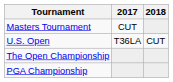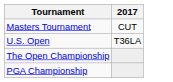- column: (156, 12)
